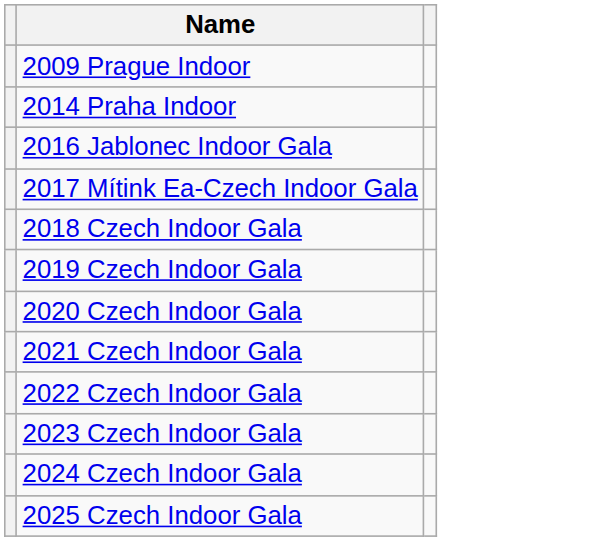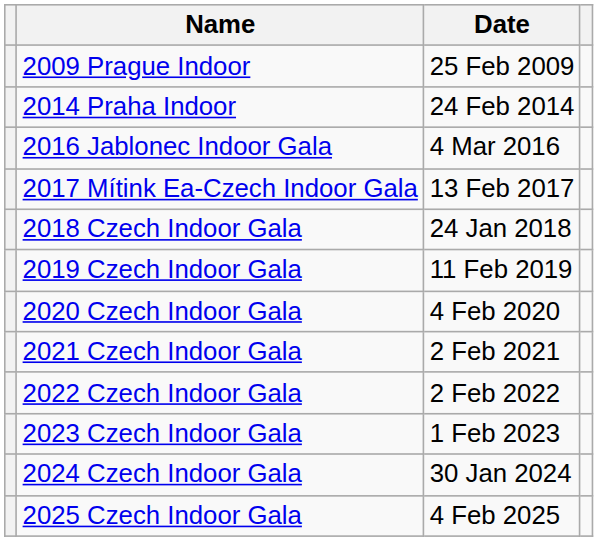+ column: (502, 24)
